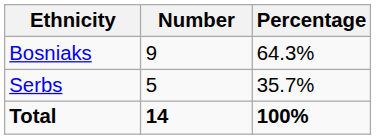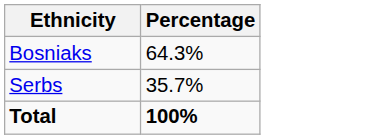- column: (196, 20)
